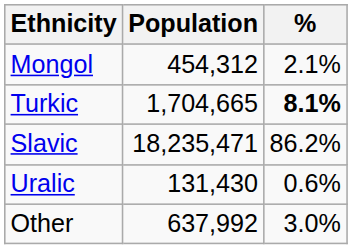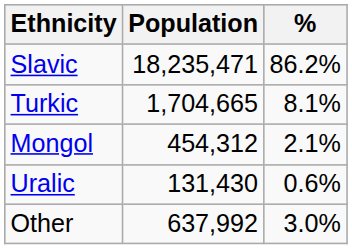rows swapped: (44, 143) <-> (52, 64)
(312, 104) bold -> (312, 104) normal
